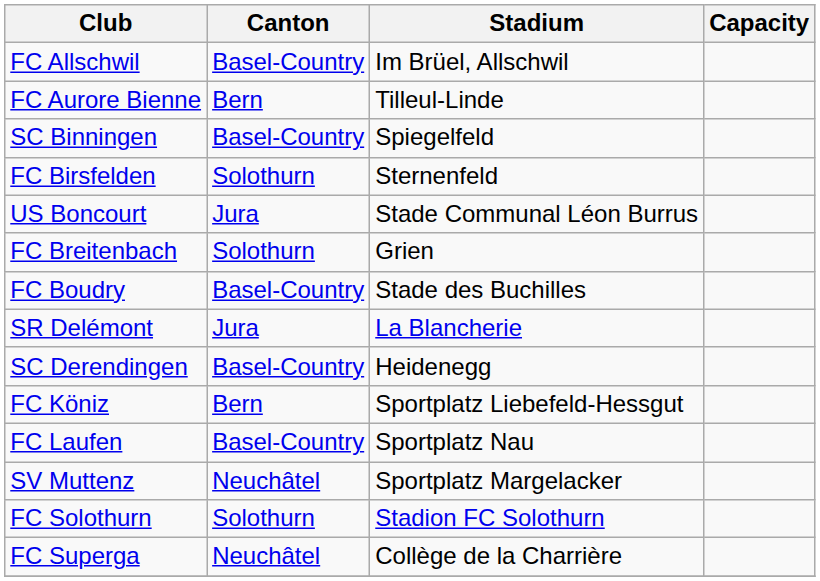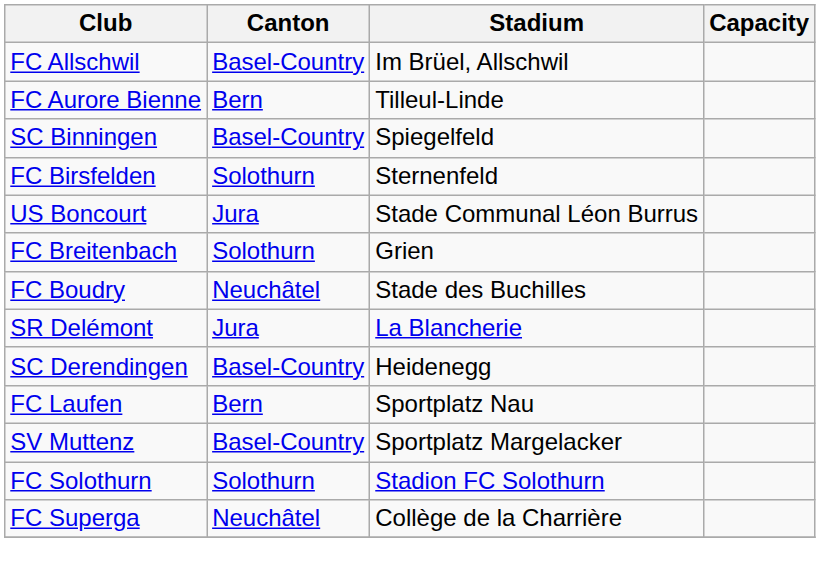(288, 289) Basel-Country -> (266, 289) Neuchâtel
- row: (60, 404)
(288, 442) Basel-Country -> (237, 404) Bern
(266, 480) Neuchâtel -> (288, 442) Basel-Country
